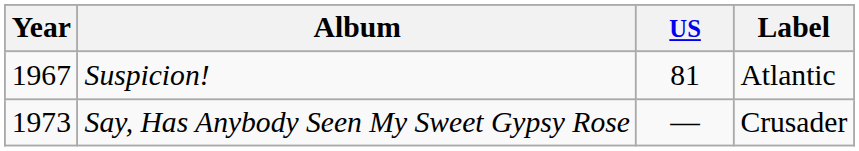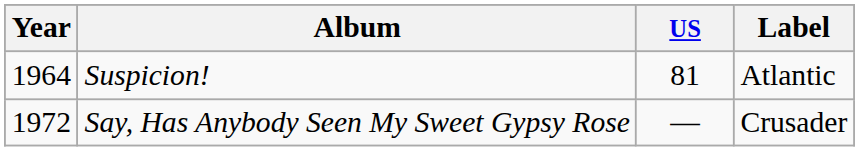(41, 74) 1967 -> (41, 74) 1964
(41, 121) 1973 -> (41, 121) 1972
